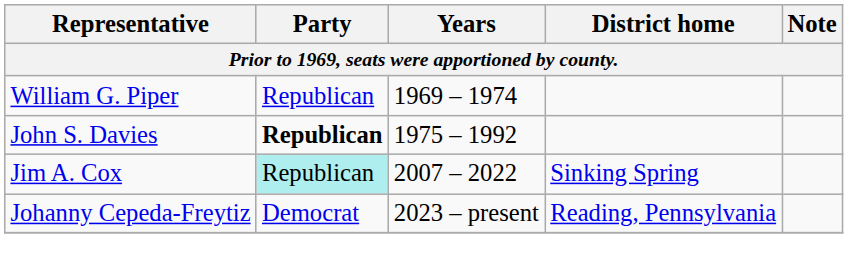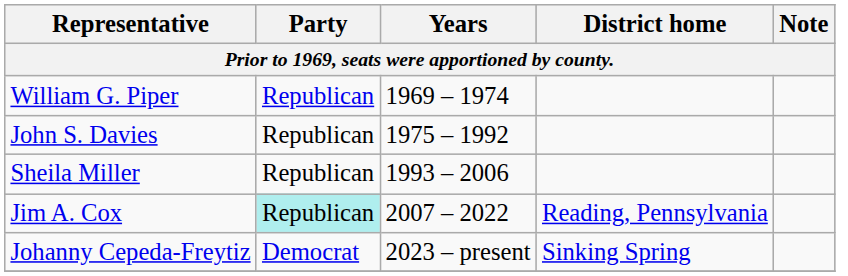(322, 134) bold -> (318, 134) normal
+ row: (75, 173)
(625, 173) Sinking Spring -> (655, 212) Reading, Pennsylvania
(663, 212) Reading, Pennsylvania -> (616, 251) Sinking Spring
